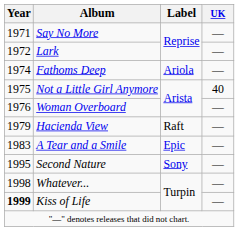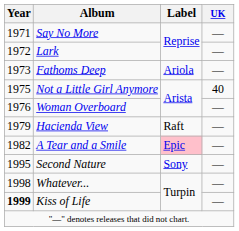(19, 70) 1974 -> (19, 70) 1973
(19, 145) 1983 -> (19, 145) 1982
(174, 145) no background -> (174, 145) pink background
